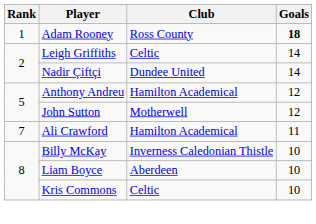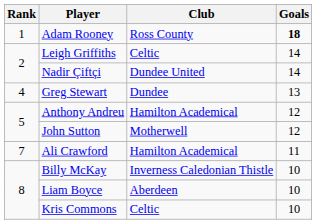+ row: (74, 92)
